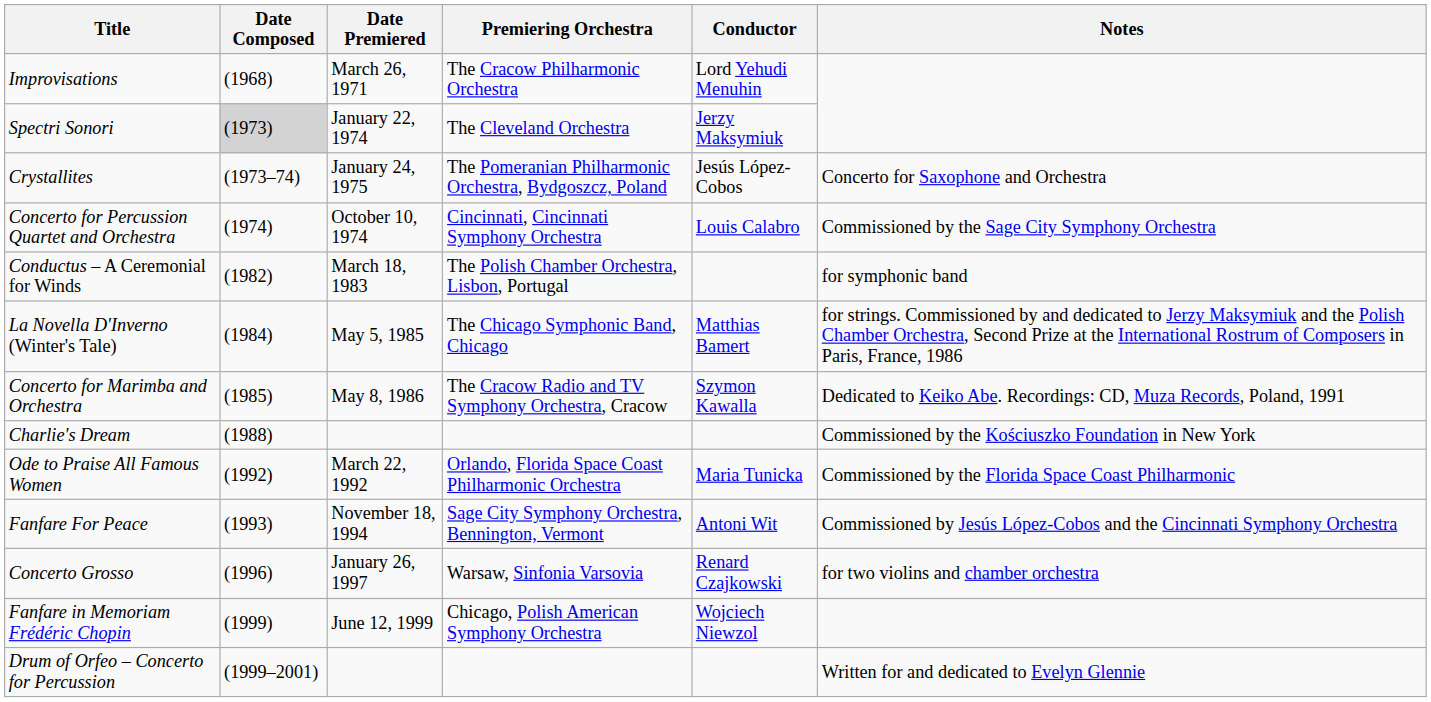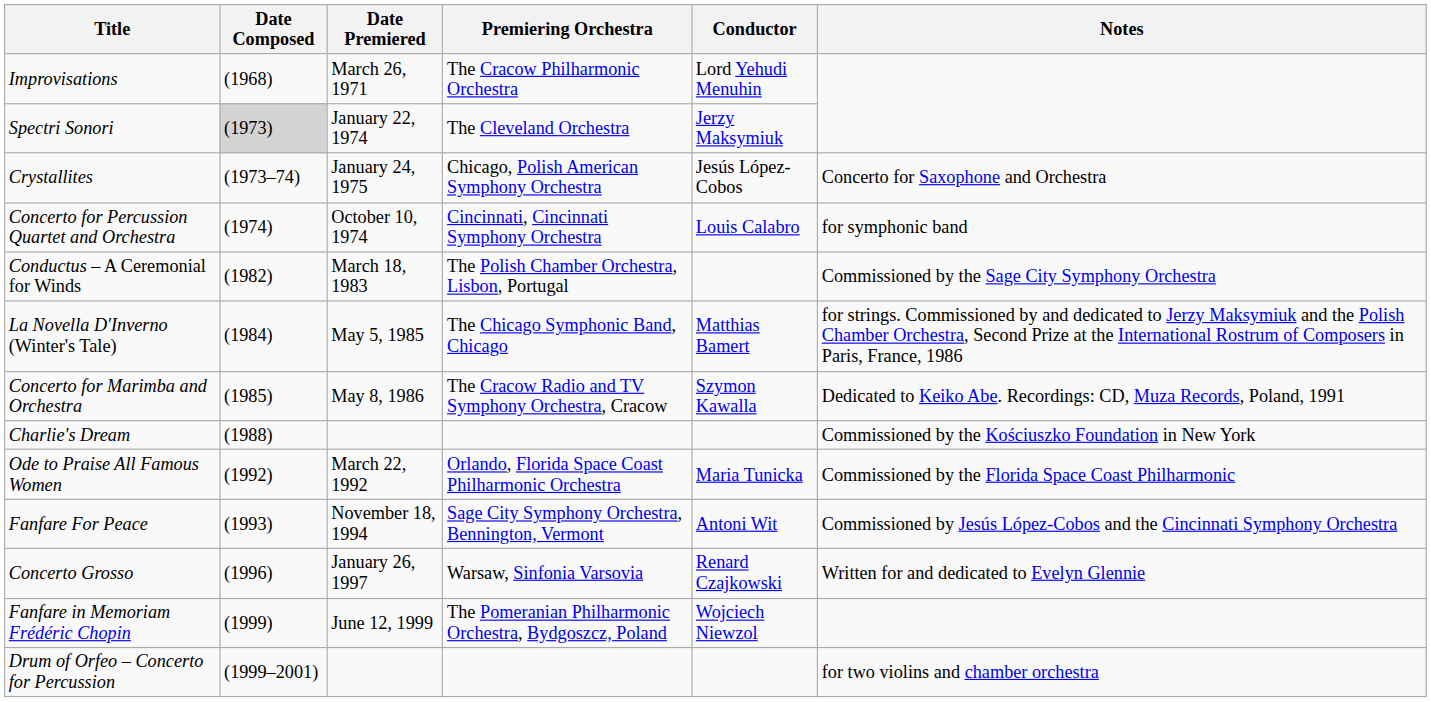(559, 177) The Pomeranian Philharmonic Orchestra, Bydgoszcz, Poland -> (543, 177) Chicago, Polish American Symphony Orchestra
(1019, 227) Commissioned by the Sage City Symphony Orchestra -> (895, 227) for symphonic band
(895, 276) for symphonic band -> (1019, 276) Commissioned by the Sage City Symphony Orchestra
(960, 573) for two violins and chamber orchestra -> (983, 573) Written for and dedicated to Evelyn Glennie
(543, 622) Chicago, Polish American Symphony Orchestra -> (559, 622) The Pomeranian Philharmonic Orchestra, Bydgoszcz, Poland
(983, 672) Written for and dedicated to Evelyn Glennie -> (960, 672) for two violins and chamber orchestra
